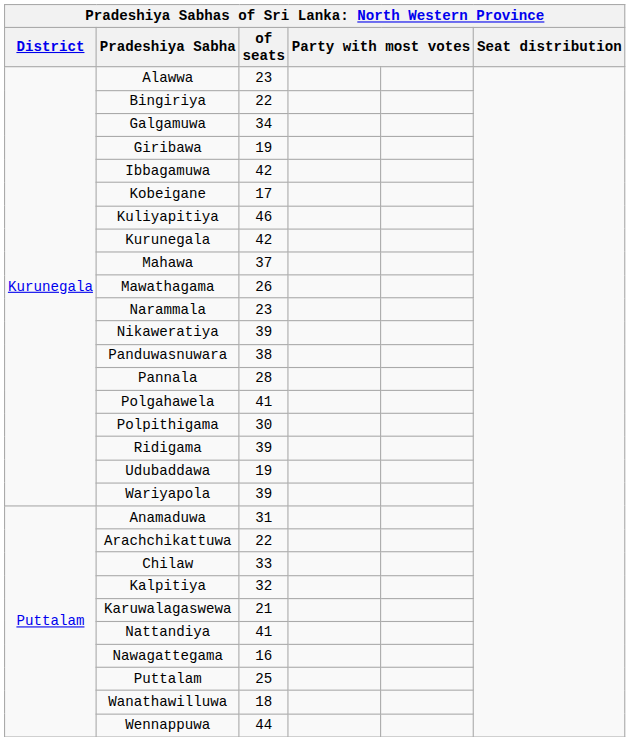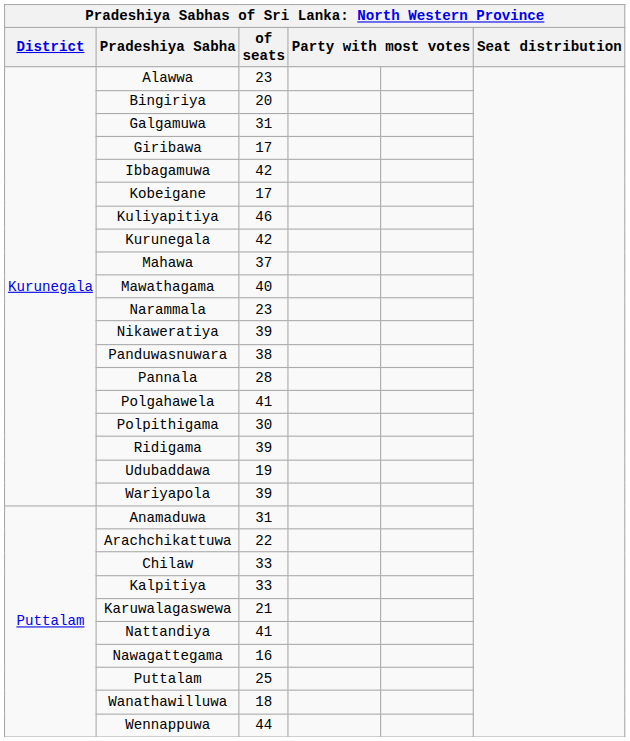(264, 102) 22 -> (264, 102) 20
(264, 125) 34 -> (264, 125) 31
(264, 148) 19 -> (264, 148) 17
(264, 286) 26 -> (264, 286) 40
(264, 587) 32 -> (264, 587) 33
